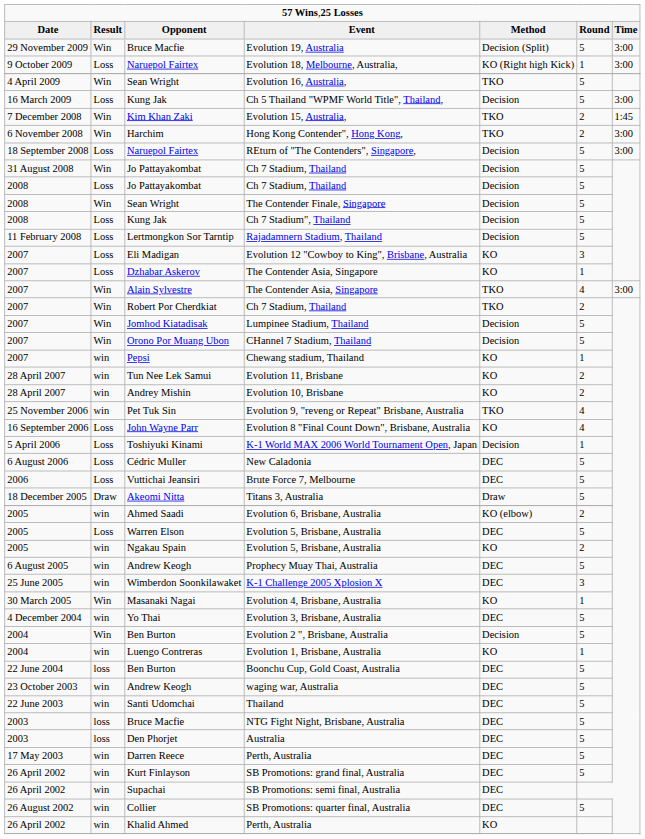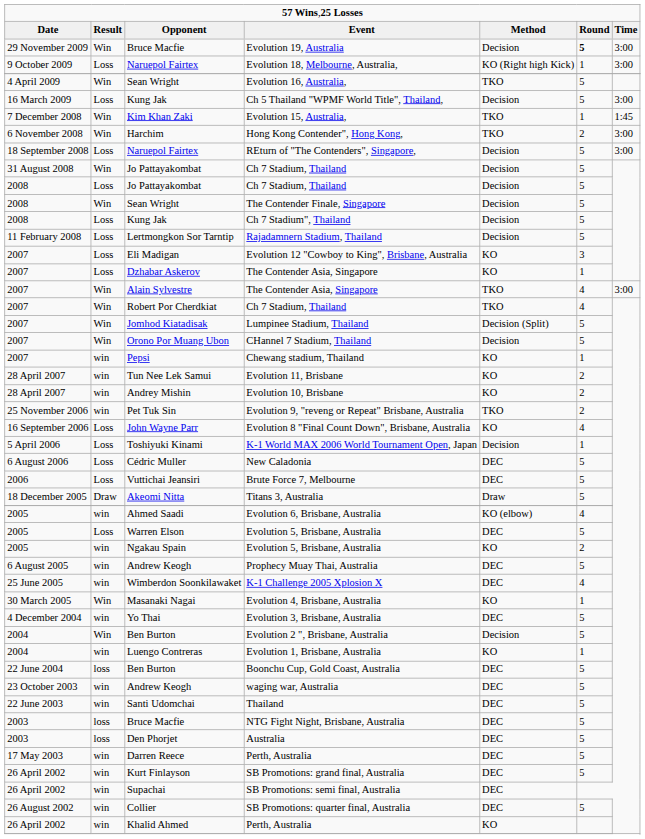(515, 47) Decision (Split) -> (501, 47) Decision
(582, 47) normal -> (582, 47) bold
(582, 116) 2 -> (582, 116) 1
(582, 306) 2 -> (582, 306) 4
(501, 324) Decision -> (515, 324) Decision (Split)
(582, 410) 4 -> (582, 410) 2
(582, 514) 2 -> (582, 514) 4
(582, 583) 3 -> (582, 583) 4
